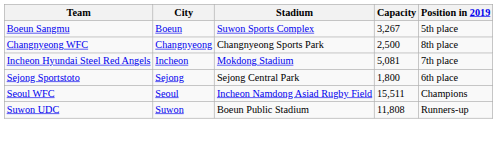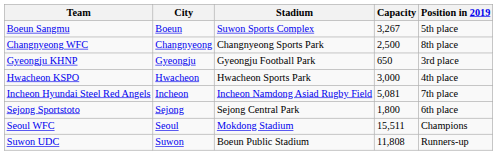+ row: (42, 61)
+ row: (43, 77)
(255, 61) Mokdong Stadium -> (295, 93) Incheon Namdong Asiad Rugby Field
(295, 93) Incheon Namdong Asiad Rugby Field -> (255, 126) Mokdong Stadium
